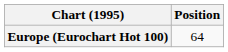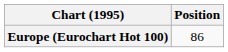(197, 36) 64 -> (197, 36) 86
